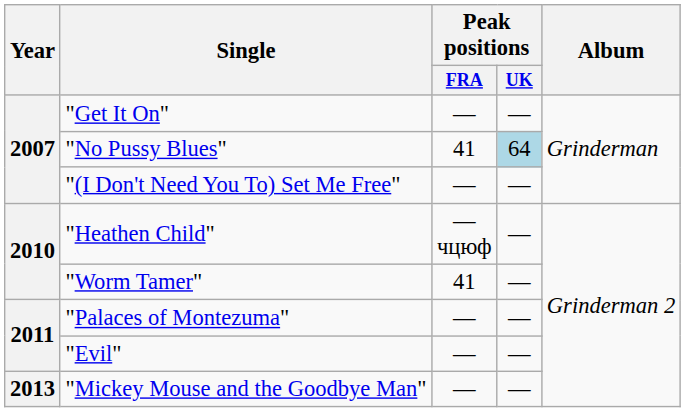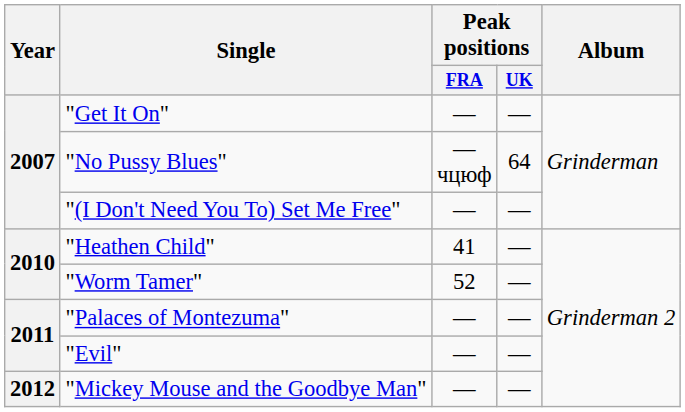(464, 149) 41 -> (464, 161) —чцюф
(519, 149) lightblue background -> (519, 161) no background
(464, 233) —чцюф -> (464, 246) 41
(464, 281) 41 -> (464, 281) 52
(32, 389) 2013 -> (32, 389) 2012
